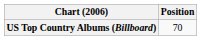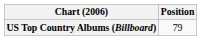(178, 27) 70 -> (178, 27) 79
